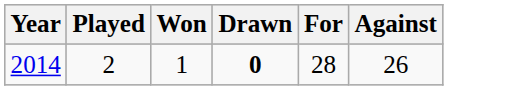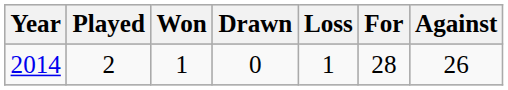+ column: (328, 24)
(255, 64) bold -> (255, 64) normal
